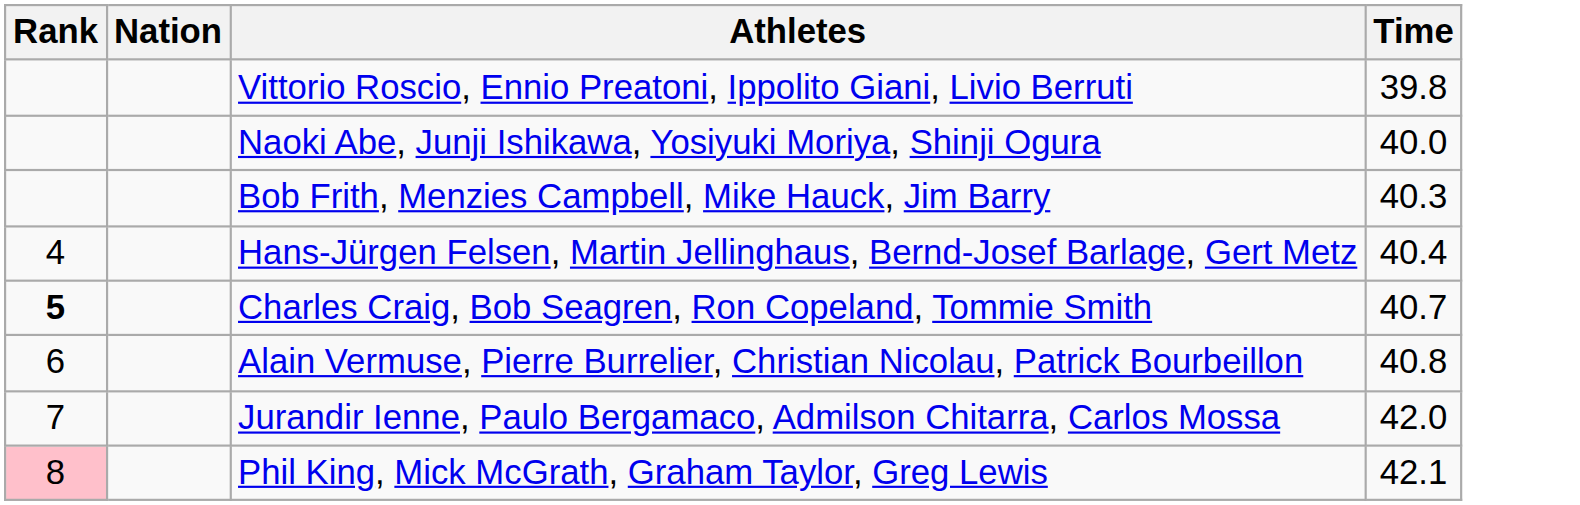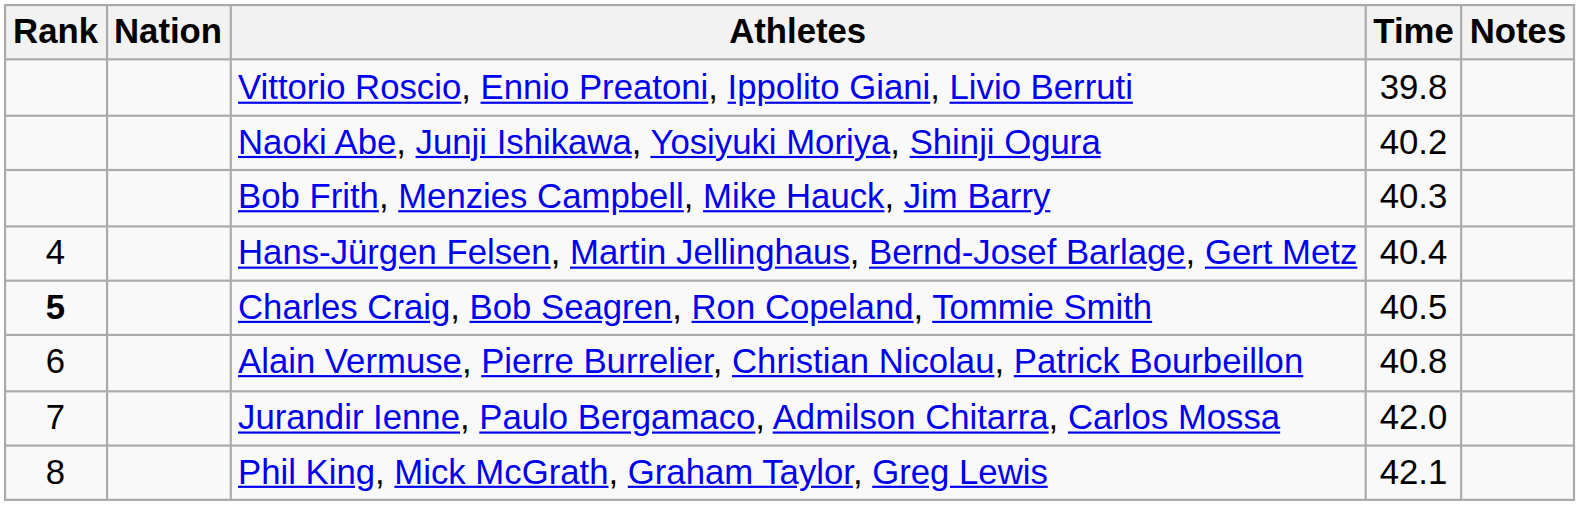+ column: (1518, 32)
(1413, 142) 40.0 -> (1413, 142) 40.2
(1413, 307) 40.7 -> (1413, 307) 40.5
(56, 472) pink background -> (56, 472) no background
